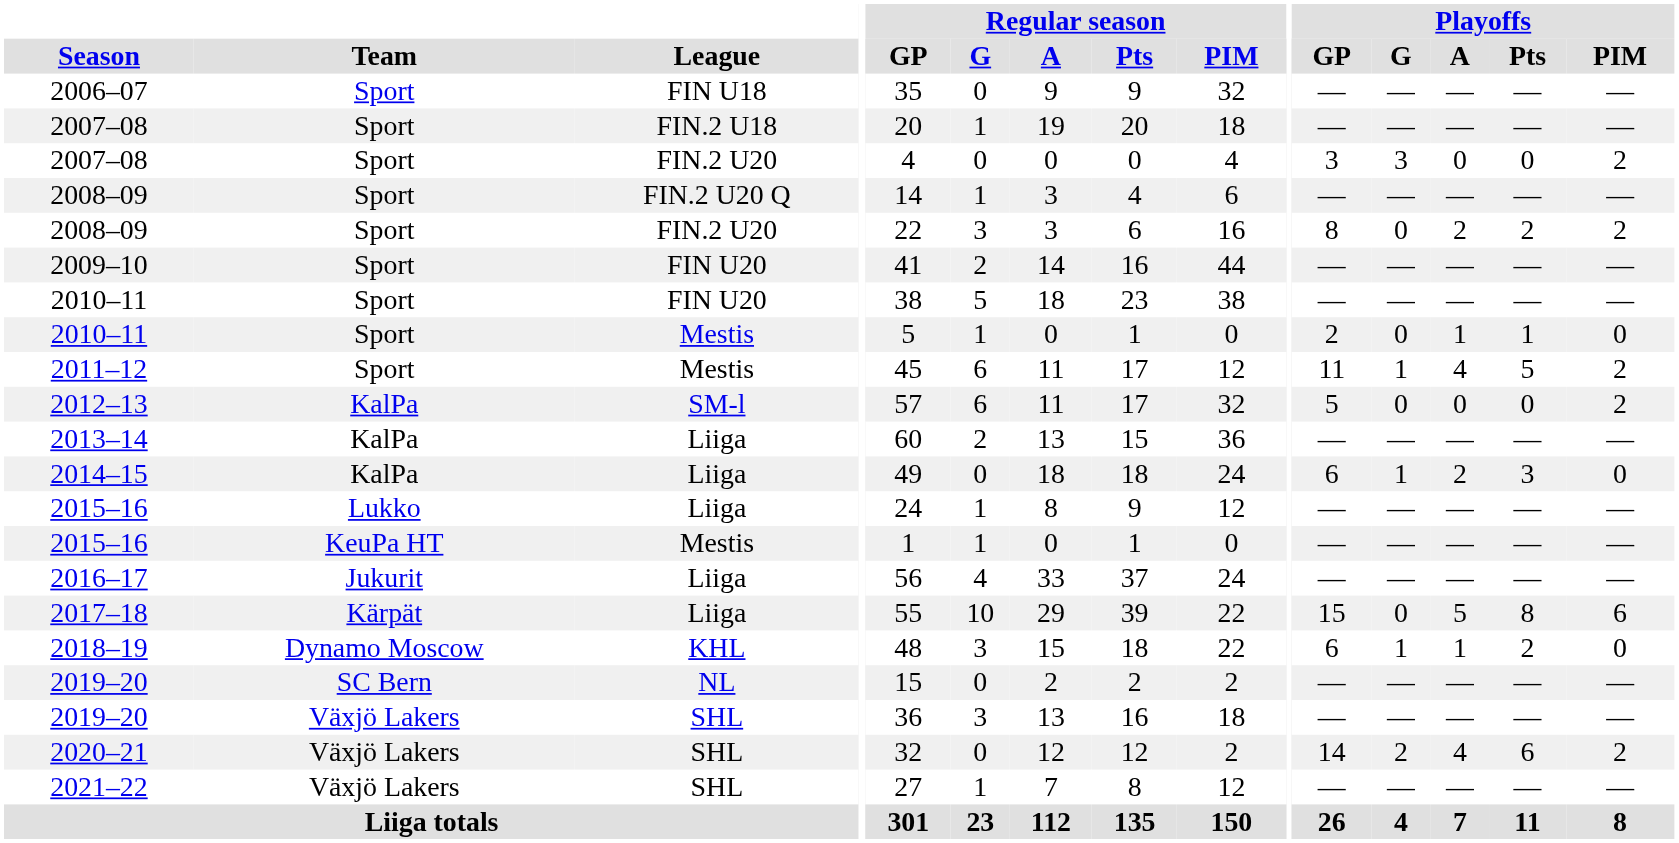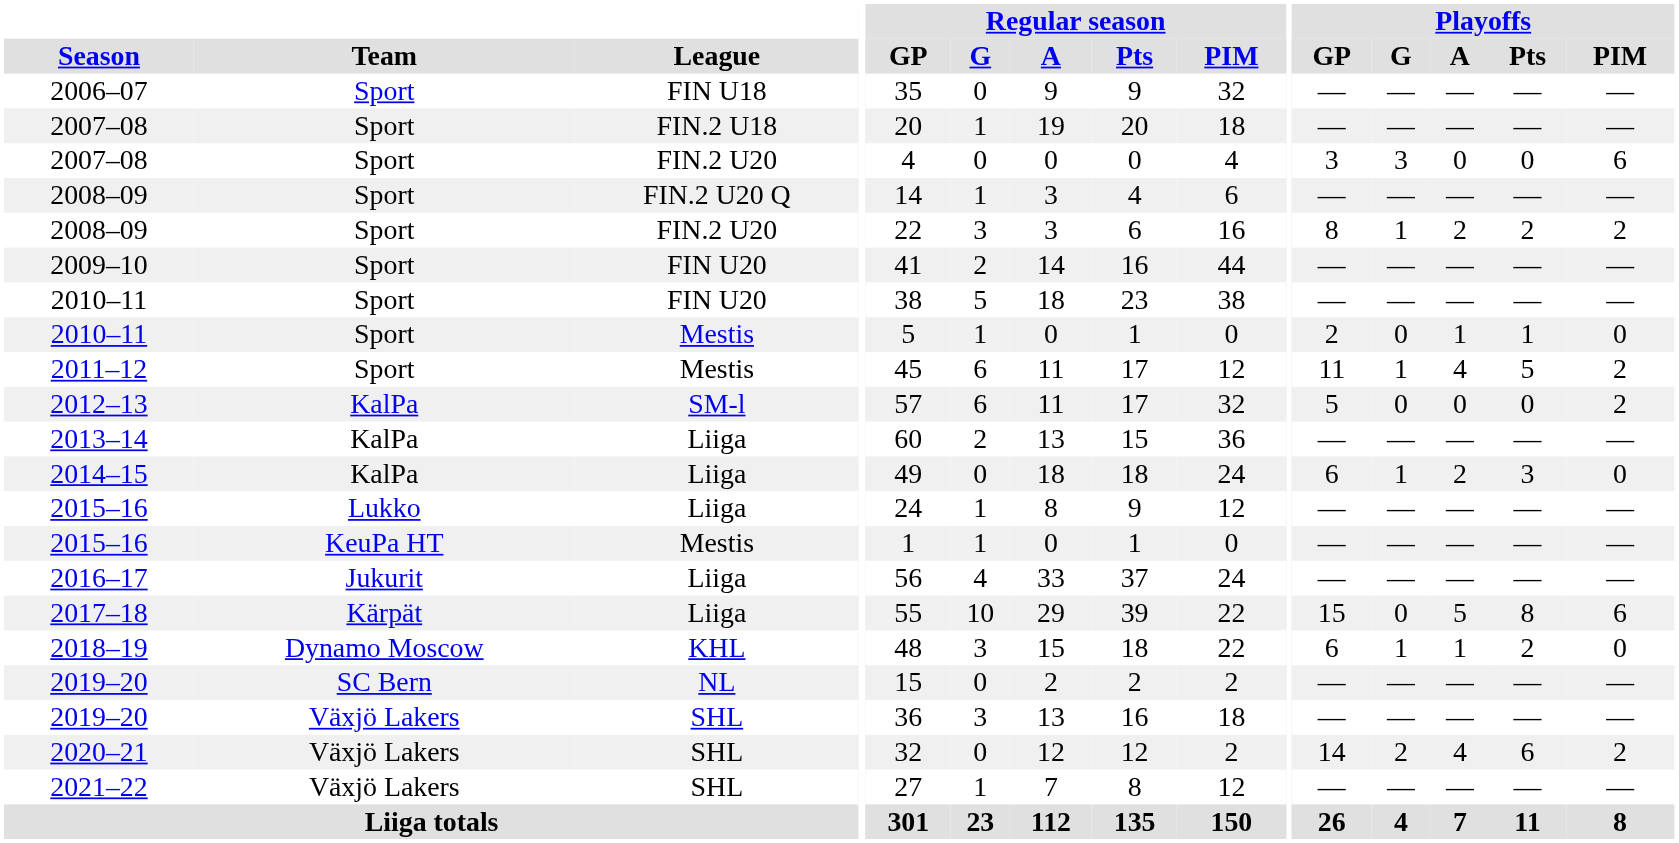(1620, 160) 2 -> (1620, 160) 6
(1401, 229) 0 -> (1401, 229) 1
